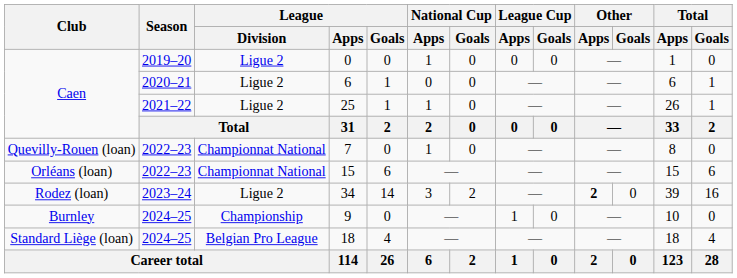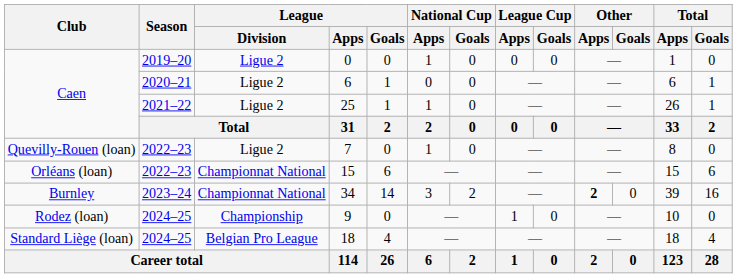(262, 149) Championnat National -> (262, 149) Ligue 2
(72, 194) Rodez (loan) -> (72, 194) Burnley
(262, 194) Ligue 2 -> (262, 194) Championnat National
(72, 216) Burnley -> (72, 216) Rodez (loan)
